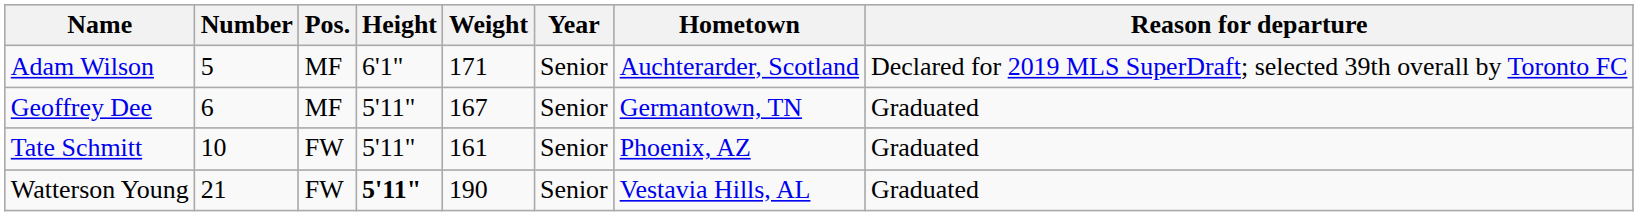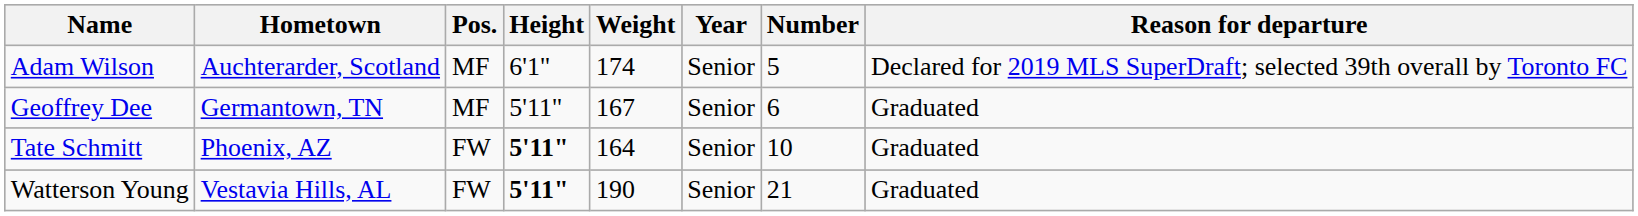columns swapped: (247, 25) <-> (739, 25)
(468, 66) 171 -> (616, 66) 174
(389, 148) normal -> (539, 148) bold
(468, 148) 161 -> (616, 148) 164
